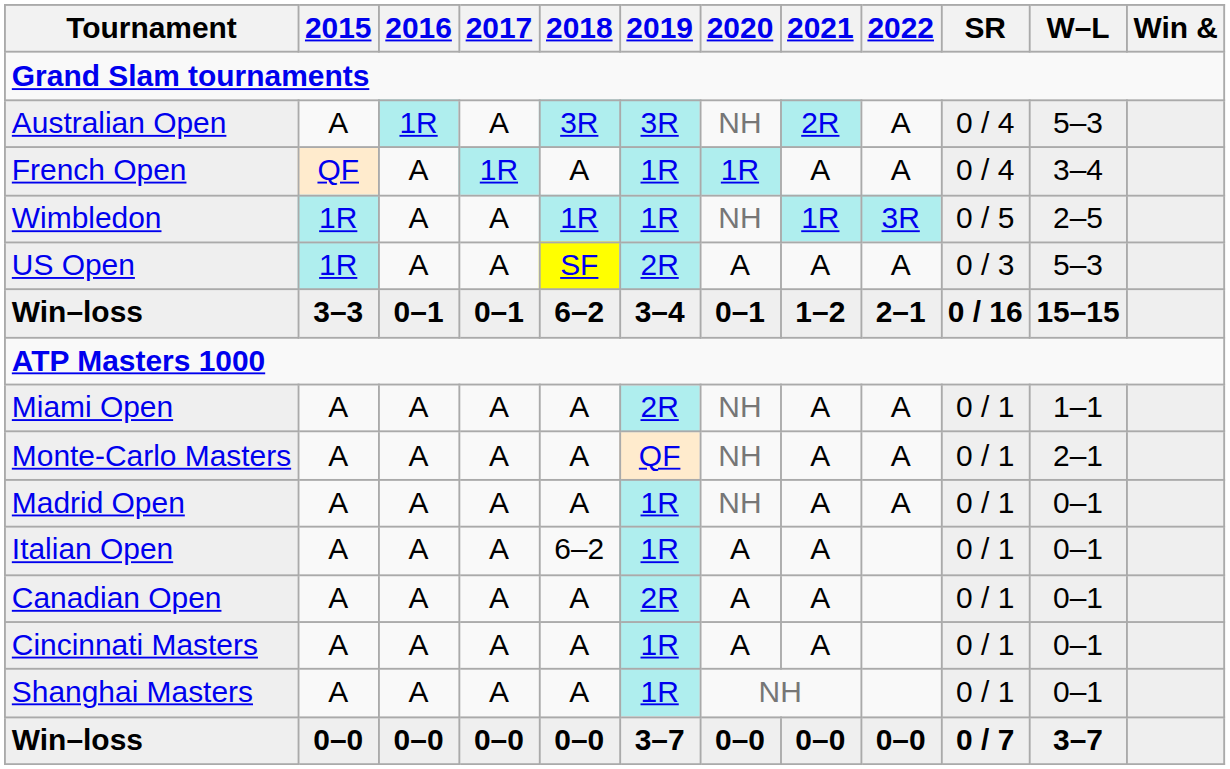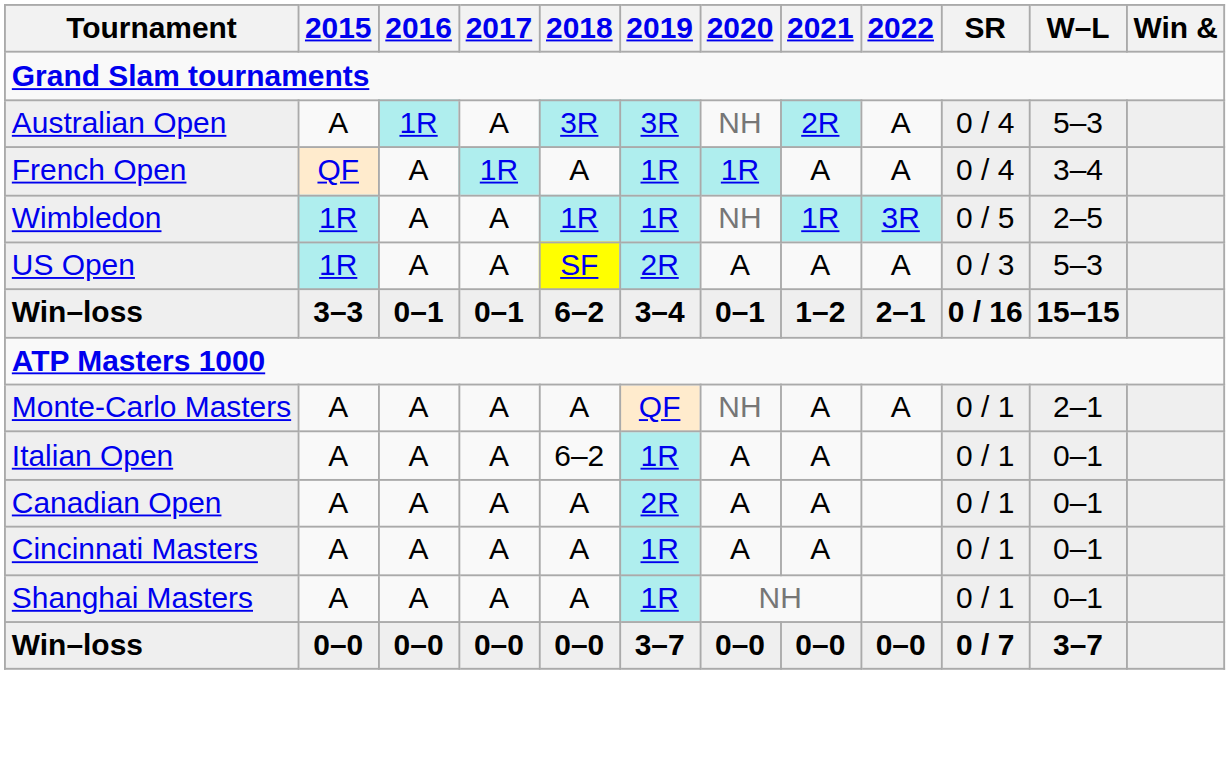- row: (92, 407)
- row: (98, 502)
